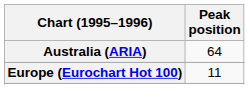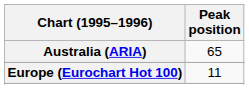(215, 51) 64 -> (215, 51) 65
